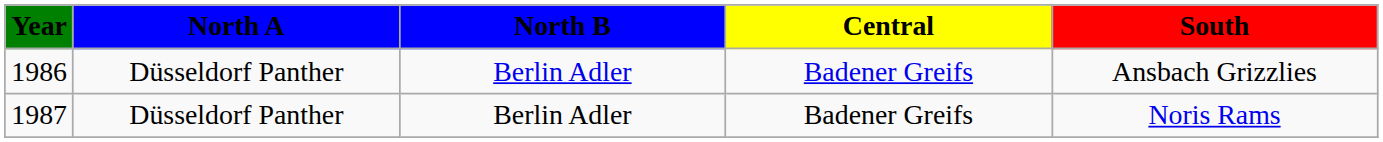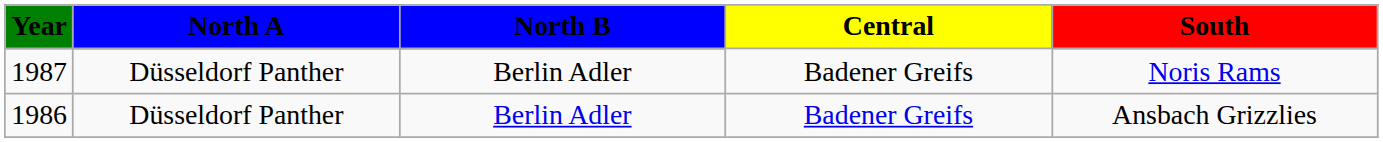rows swapped: (39, 70) <-> (39, 114)
